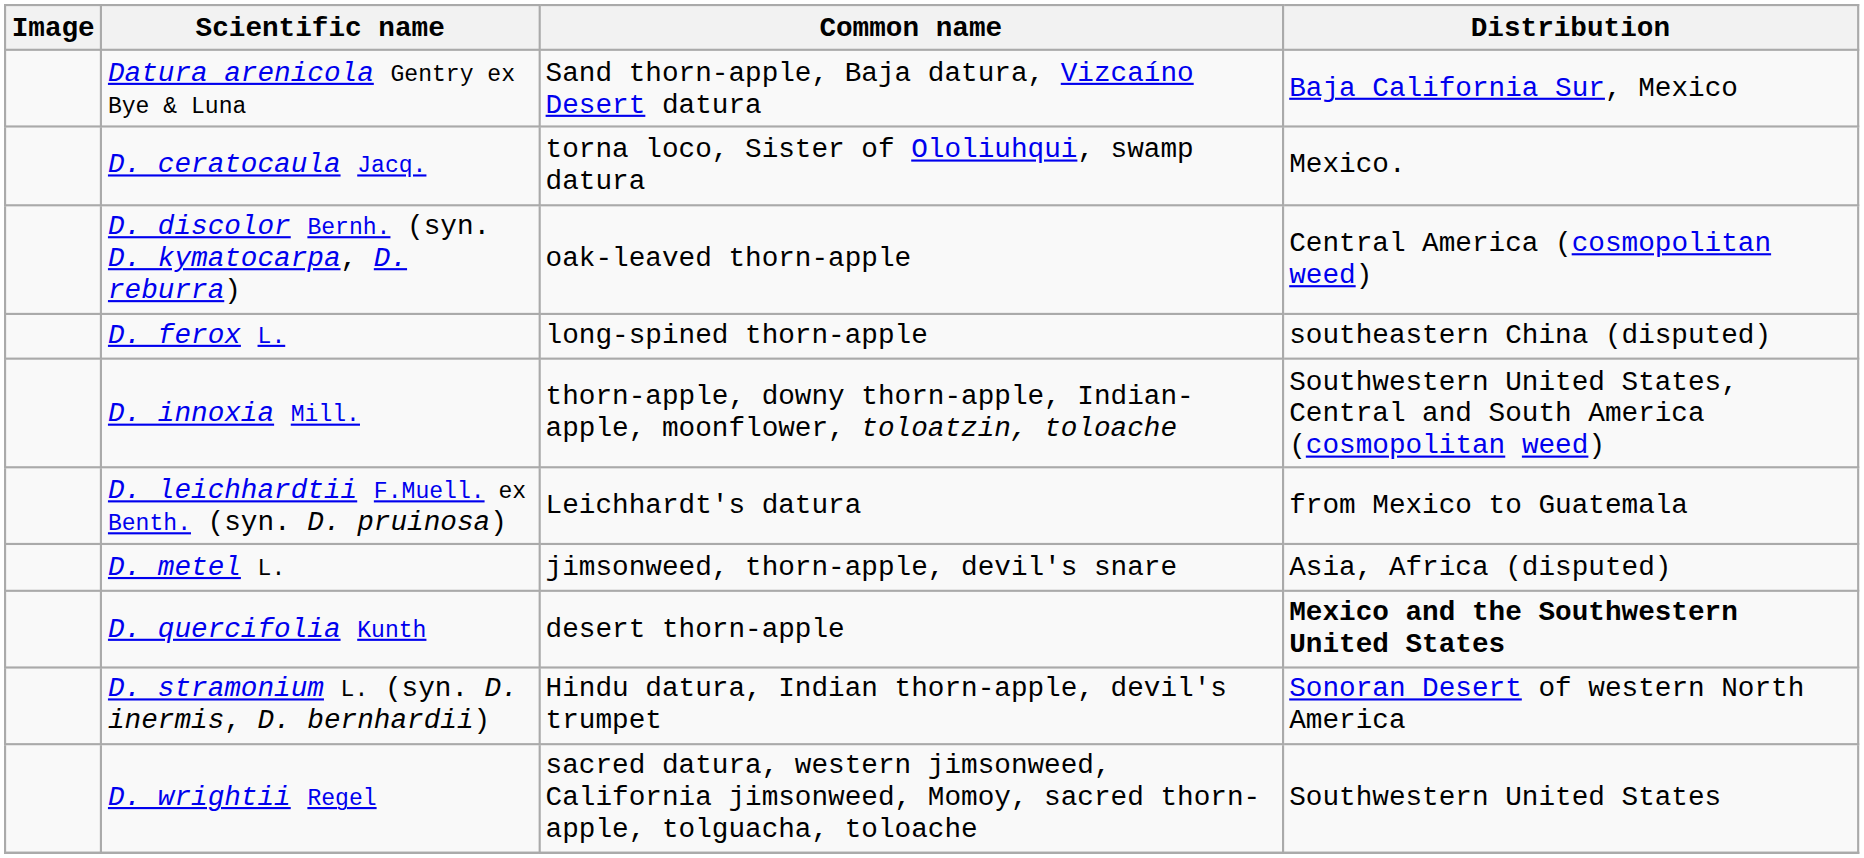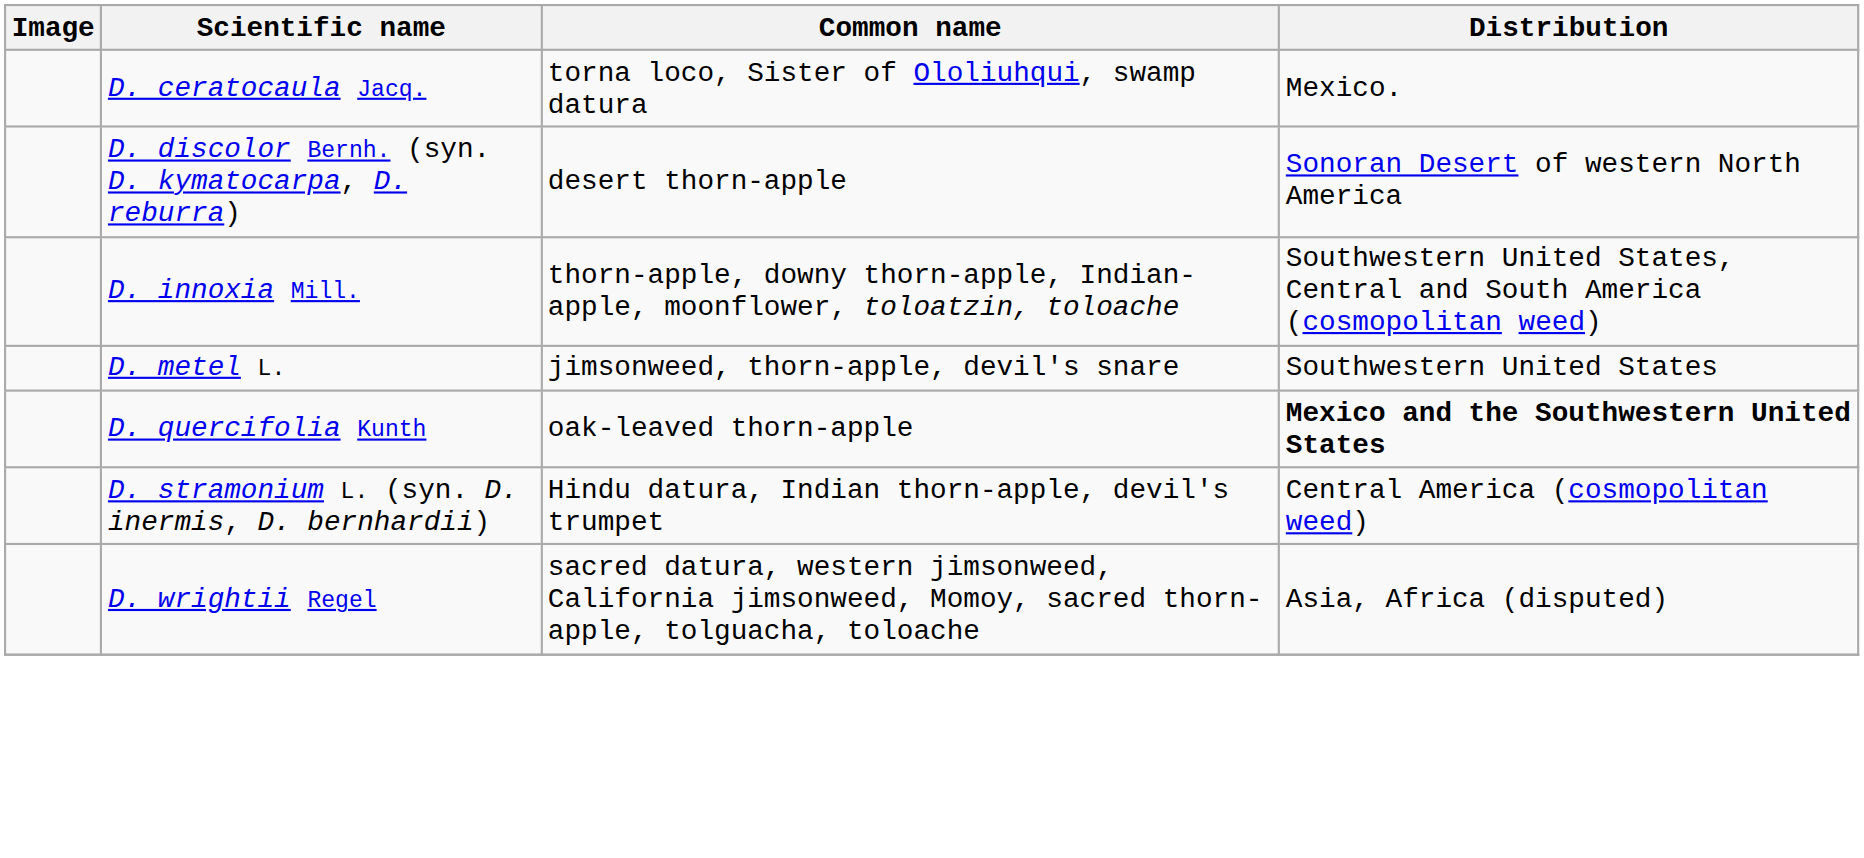- row: (311, 88)
(728, 259) oak-leaved thorn-apple -> (697, 182) desert thorn-apple
(1530, 259) Central America (cosmopolitan weed) -> (1543, 182) Sonoran Desert of western North America
- row: (197, 336)
- row: (317, 506)
(1480, 567) Asia, Africa (disputed) -> (1502, 368) Southwestern United States
(695, 628) desert thorn-apple -> (731, 429) oak-leaved thorn-apple
(1547, 705) Sonoran Desert of western North America -> (1527, 506) Central America (cosmopolitan weed)
(1505, 798) Southwestern United States -> (1477, 599) Asia, Africa (disputed)
